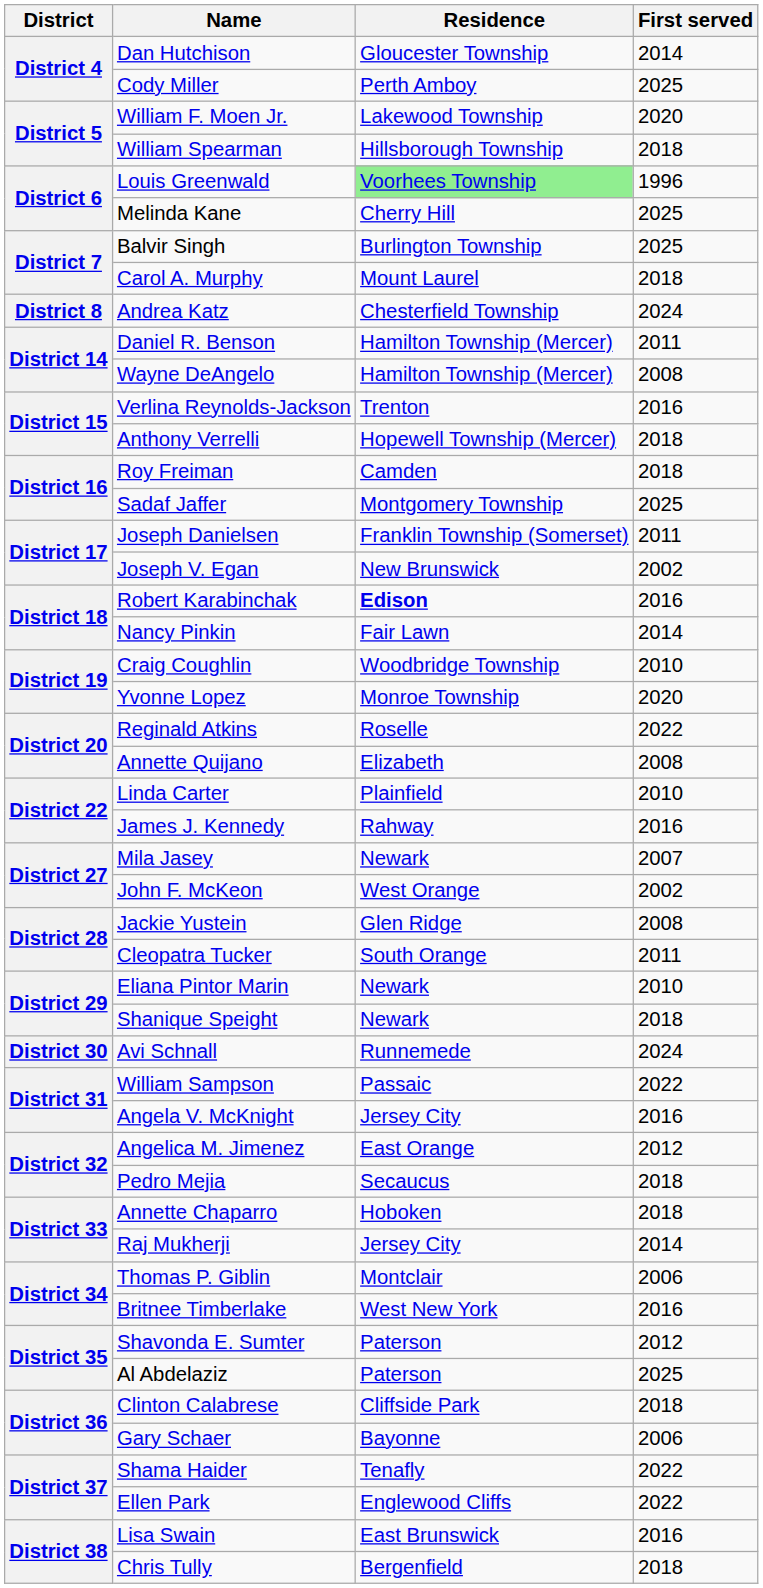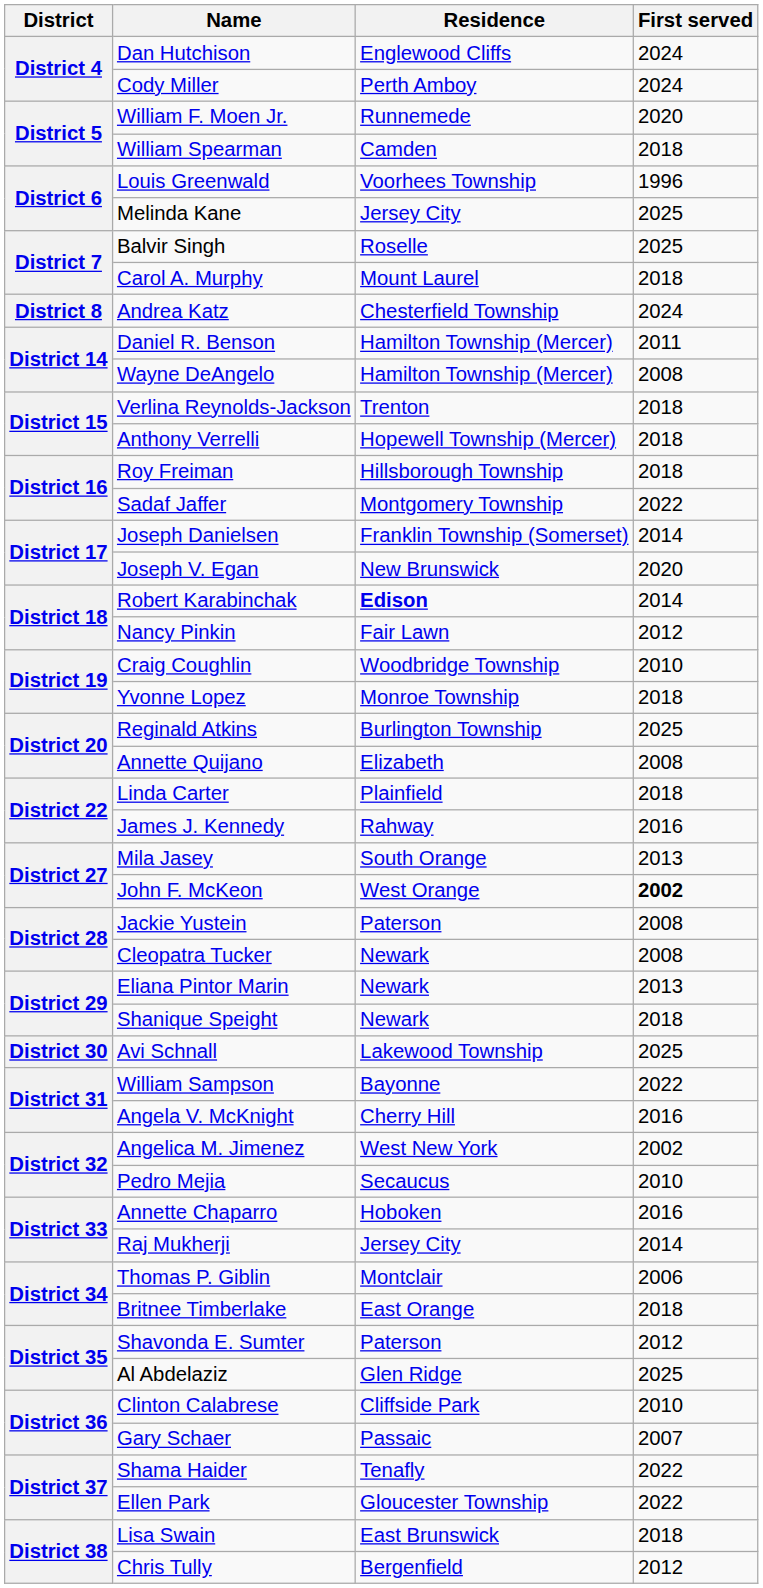(454, 52) Gloucester Township -> (436, 52) Englewood Cliffs
(660, 52) 2014 -> (660, 52) 2024
(660, 85) 2025 -> (660, 85) 2024
(451, 117) Lakewood Township -> (415, 117) Runnemede
(462, 149) Hillsborough Township -> (399, 149) Camden
(448, 181) lightgreen background -> (448, 181) no background
(408, 213) Cherry Hill -> (410, 213) Jersey City
(451, 246) Burlington Township -> (394, 246) Roselle
(660, 407) 2016 -> (660, 407) 2018
(399, 471) Camden -> (462, 471) Hillsborough Township
(660, 504) 2025 -> (660, 504) 2022
(660, 536) 2011 -> (660, 536) 2014
(660, 568) 2002 -> (660, 568) 2020
(660, 600) 2016 -> (660, 600) 2014
(660, 632) 2014 -> (660, 632) 2012
(660, 697) 2020 -> (660, 697) 2018
(394, 729) Roselle -> (451, 729) Burlington Township
(660, 729) 2022 -> (660, 729) 2025
(660, 794) 2010 -> (660, 794) 2018
(395, 858) Newark -> (423, 858) South Orange
(660, 858) 2007 -> (660, 858) 2013
(660, 890) normal -> (660, 890) bold
(411, 922) Glen Ridge -> (401, 922) Paterson
(423, 955) South Orange -> (395, 955) Newark
(660, 955) 2011 -> (660, 955) 2008
(660, 987) 2010 -> (660, 987) 2013
(415, 1051) Runnemede -> (451, 1051) Lakewood Township
(660, 1051) 2024 -> (660, 1051) 2025
(396, 1084) Passaic -> (400, 1084) Bayonne
(410, 1116) Jersey City -> (408, 1116) Cherry Hill
(417, 1148) East Orange -> (429, 1148) West New York
(660, 1148) 2012 -> (660, 1148) 2002
(660, 1180) 2018 -> (660, 1180) 2010
(660, 1212) 2018 -> (660, 1212) 2016
(429, 1309) West New York -> (417, 1309) East Orange
(660, 1309) 2016 -> (660, 1309) 2018
(401, 1374) Paterson -> (411, 1374) Glen Ridge
(660, 1406) 2018 -> (660, 1406) 2010
(400, 1438) Bayonne -> (396, 1438) Passaic
(660, 1438) 2006 -> (660, 1438) 2007
(436, 1503) Englewood Cliffs -> (454, 1503) Gloucester Township
(660, 1535) 2016 -> (660, 1535) 2018
(660, 1567) 2018 -> (660, 1567) 2012
